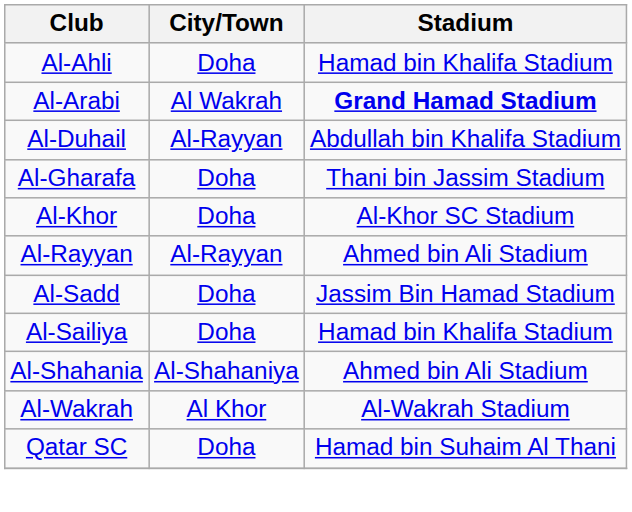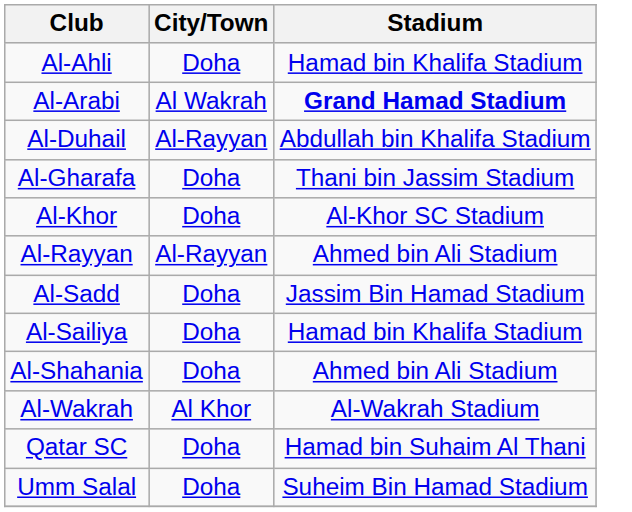(226, 370) Al-Shahaniya -> (211, 370) Doha
+ row: (77, 486)
